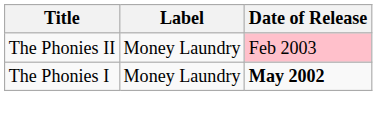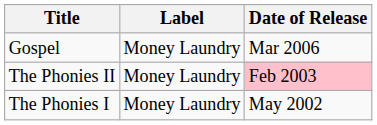+ row: (34, 47)
(287, 76) bold -> (286, 104) normal
